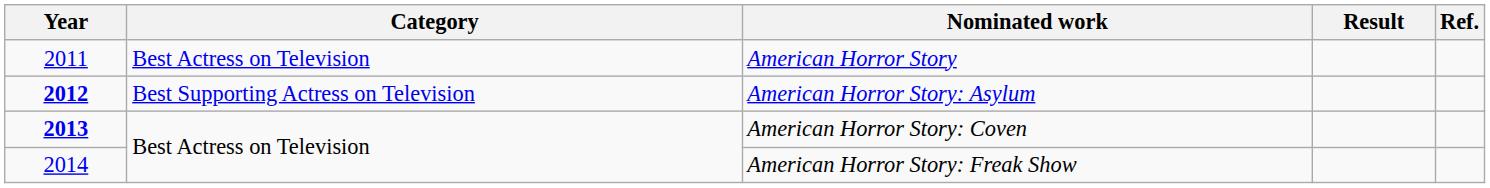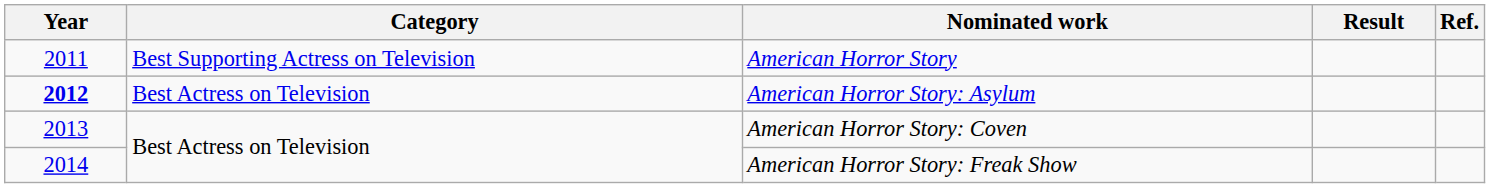(251, 57) Best Actress on Television -> (304, 57) Best Supporting Actress on Television
(304, 93) Best Supporting Actress on Television -> (251, 93) Best Actress on Television
(66, 128) bold -> (66, 128) normal
